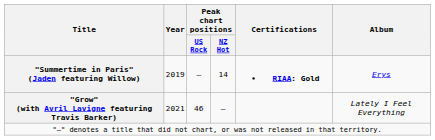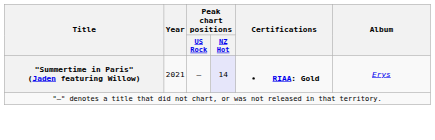(175, 74) 2019 -> (175, 74) 2021
(223, 74) no background -> (223, 74) lavender background
- row: (84, 108)
